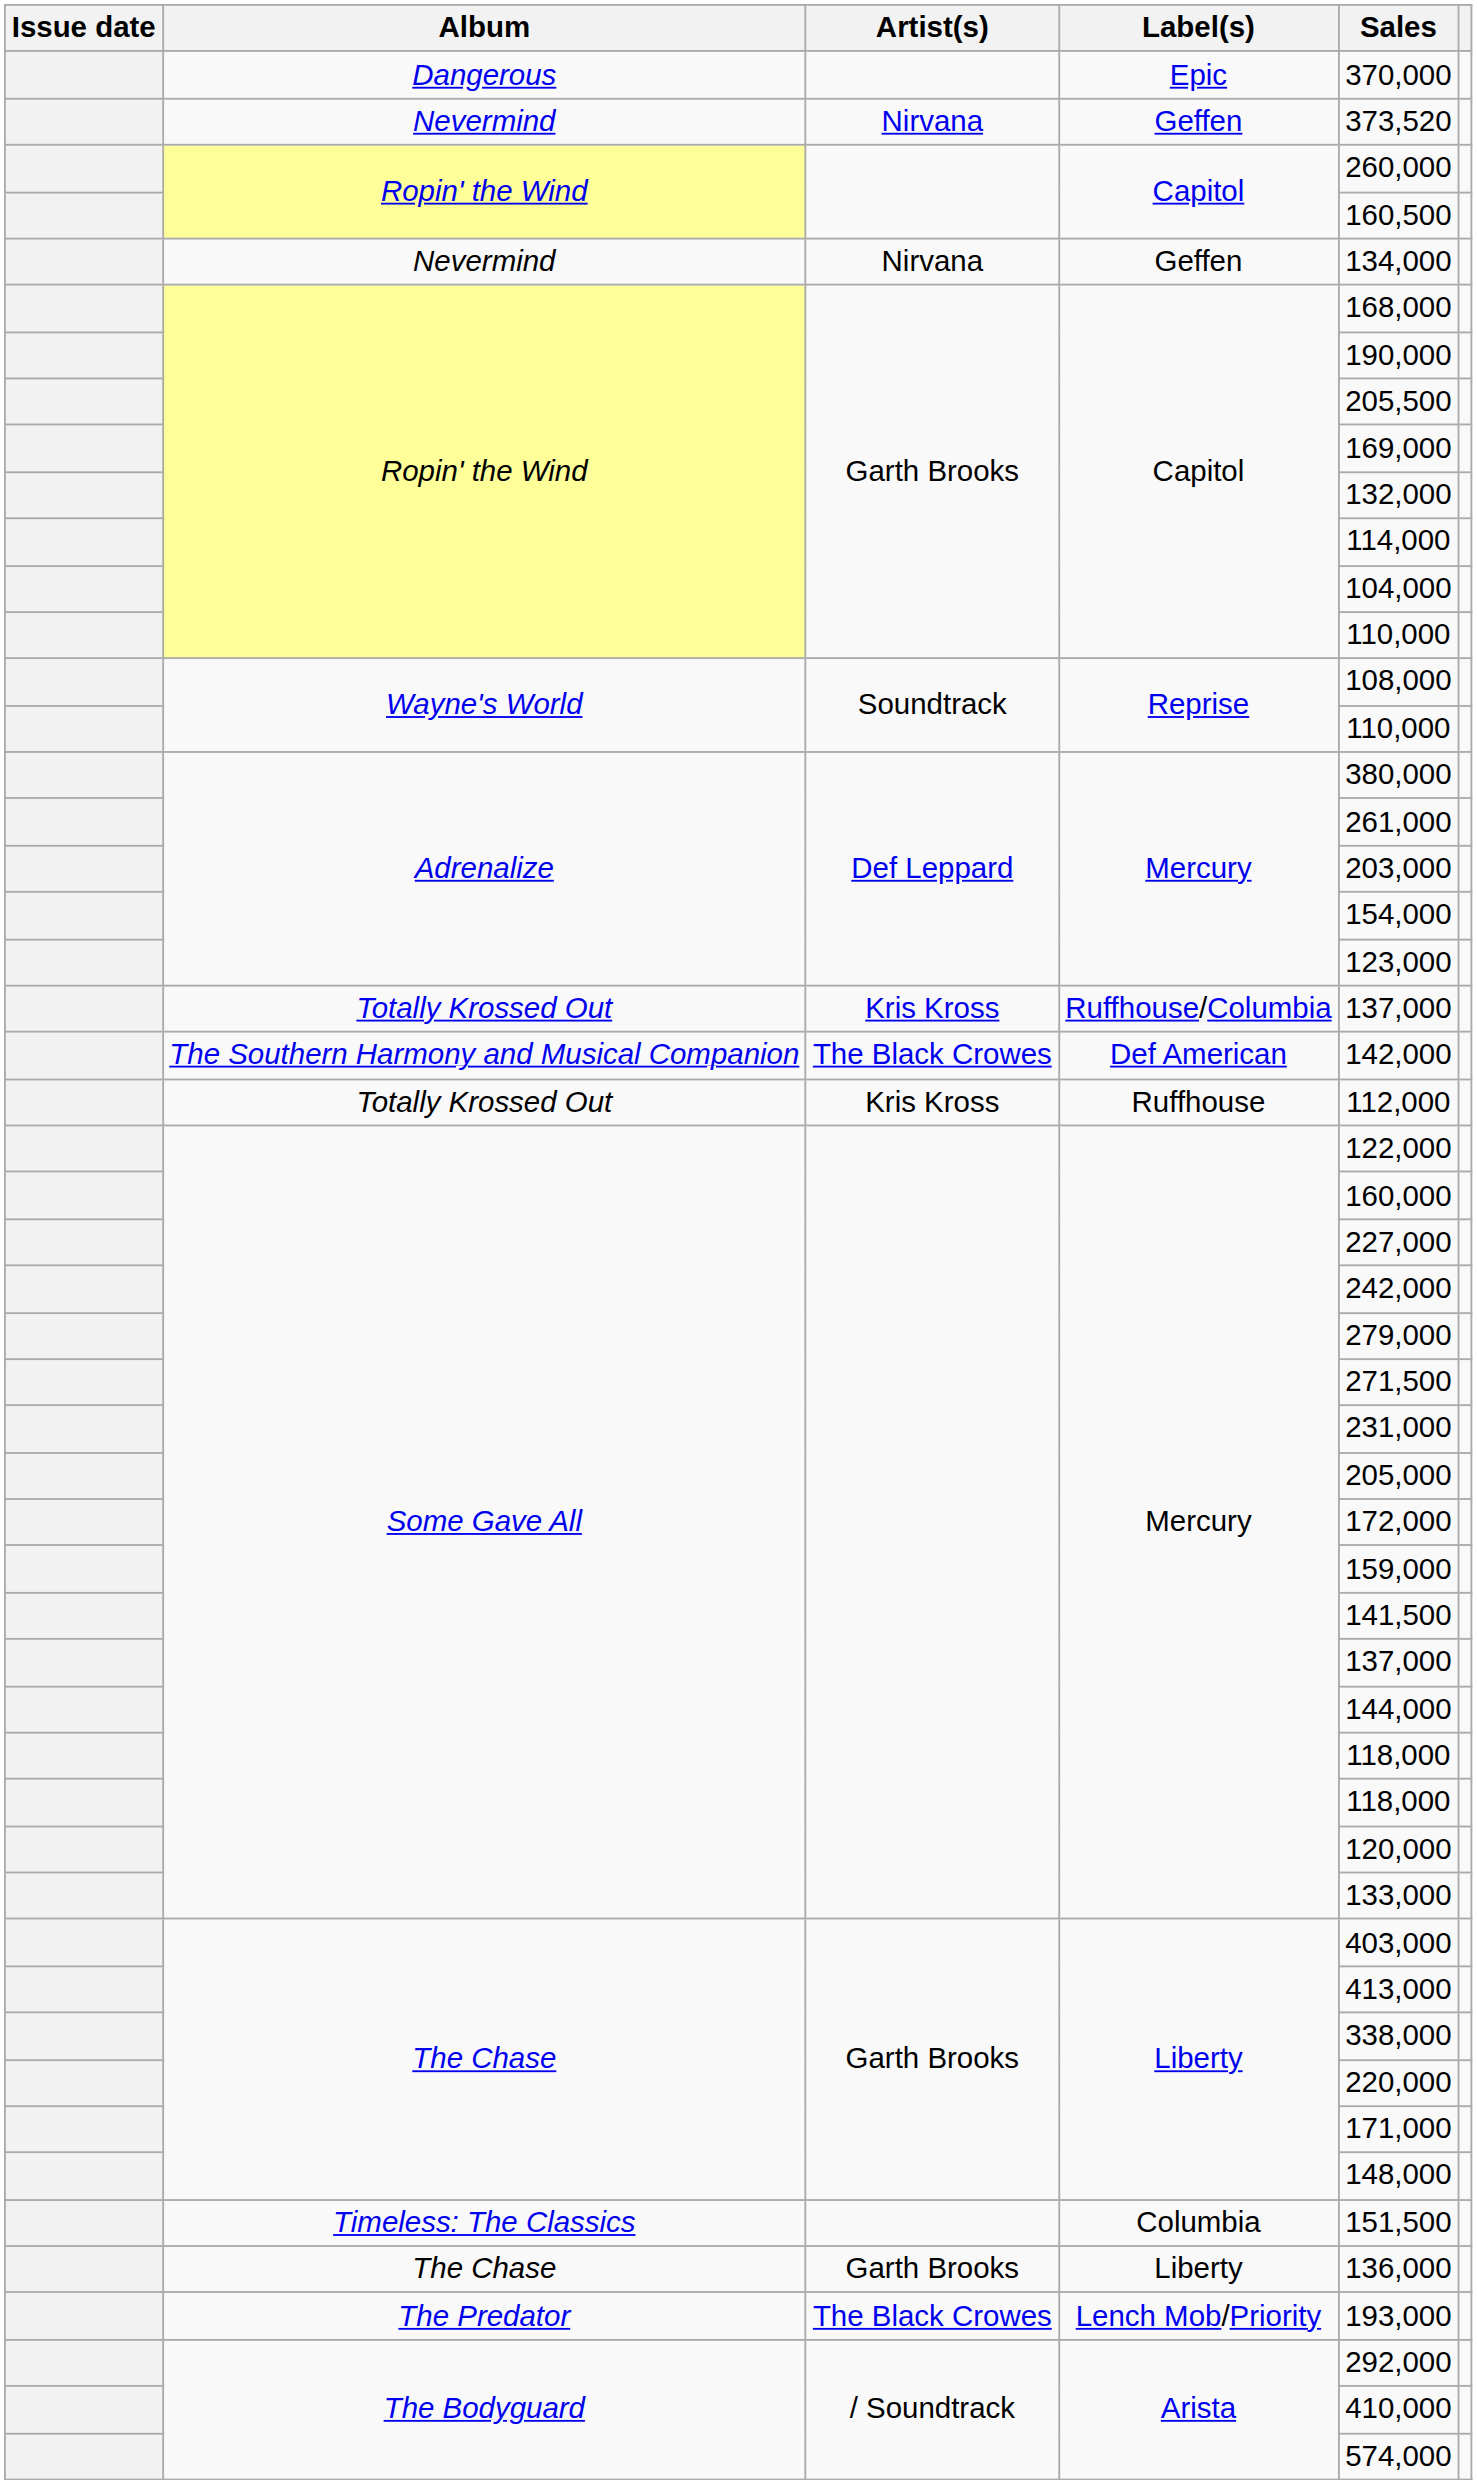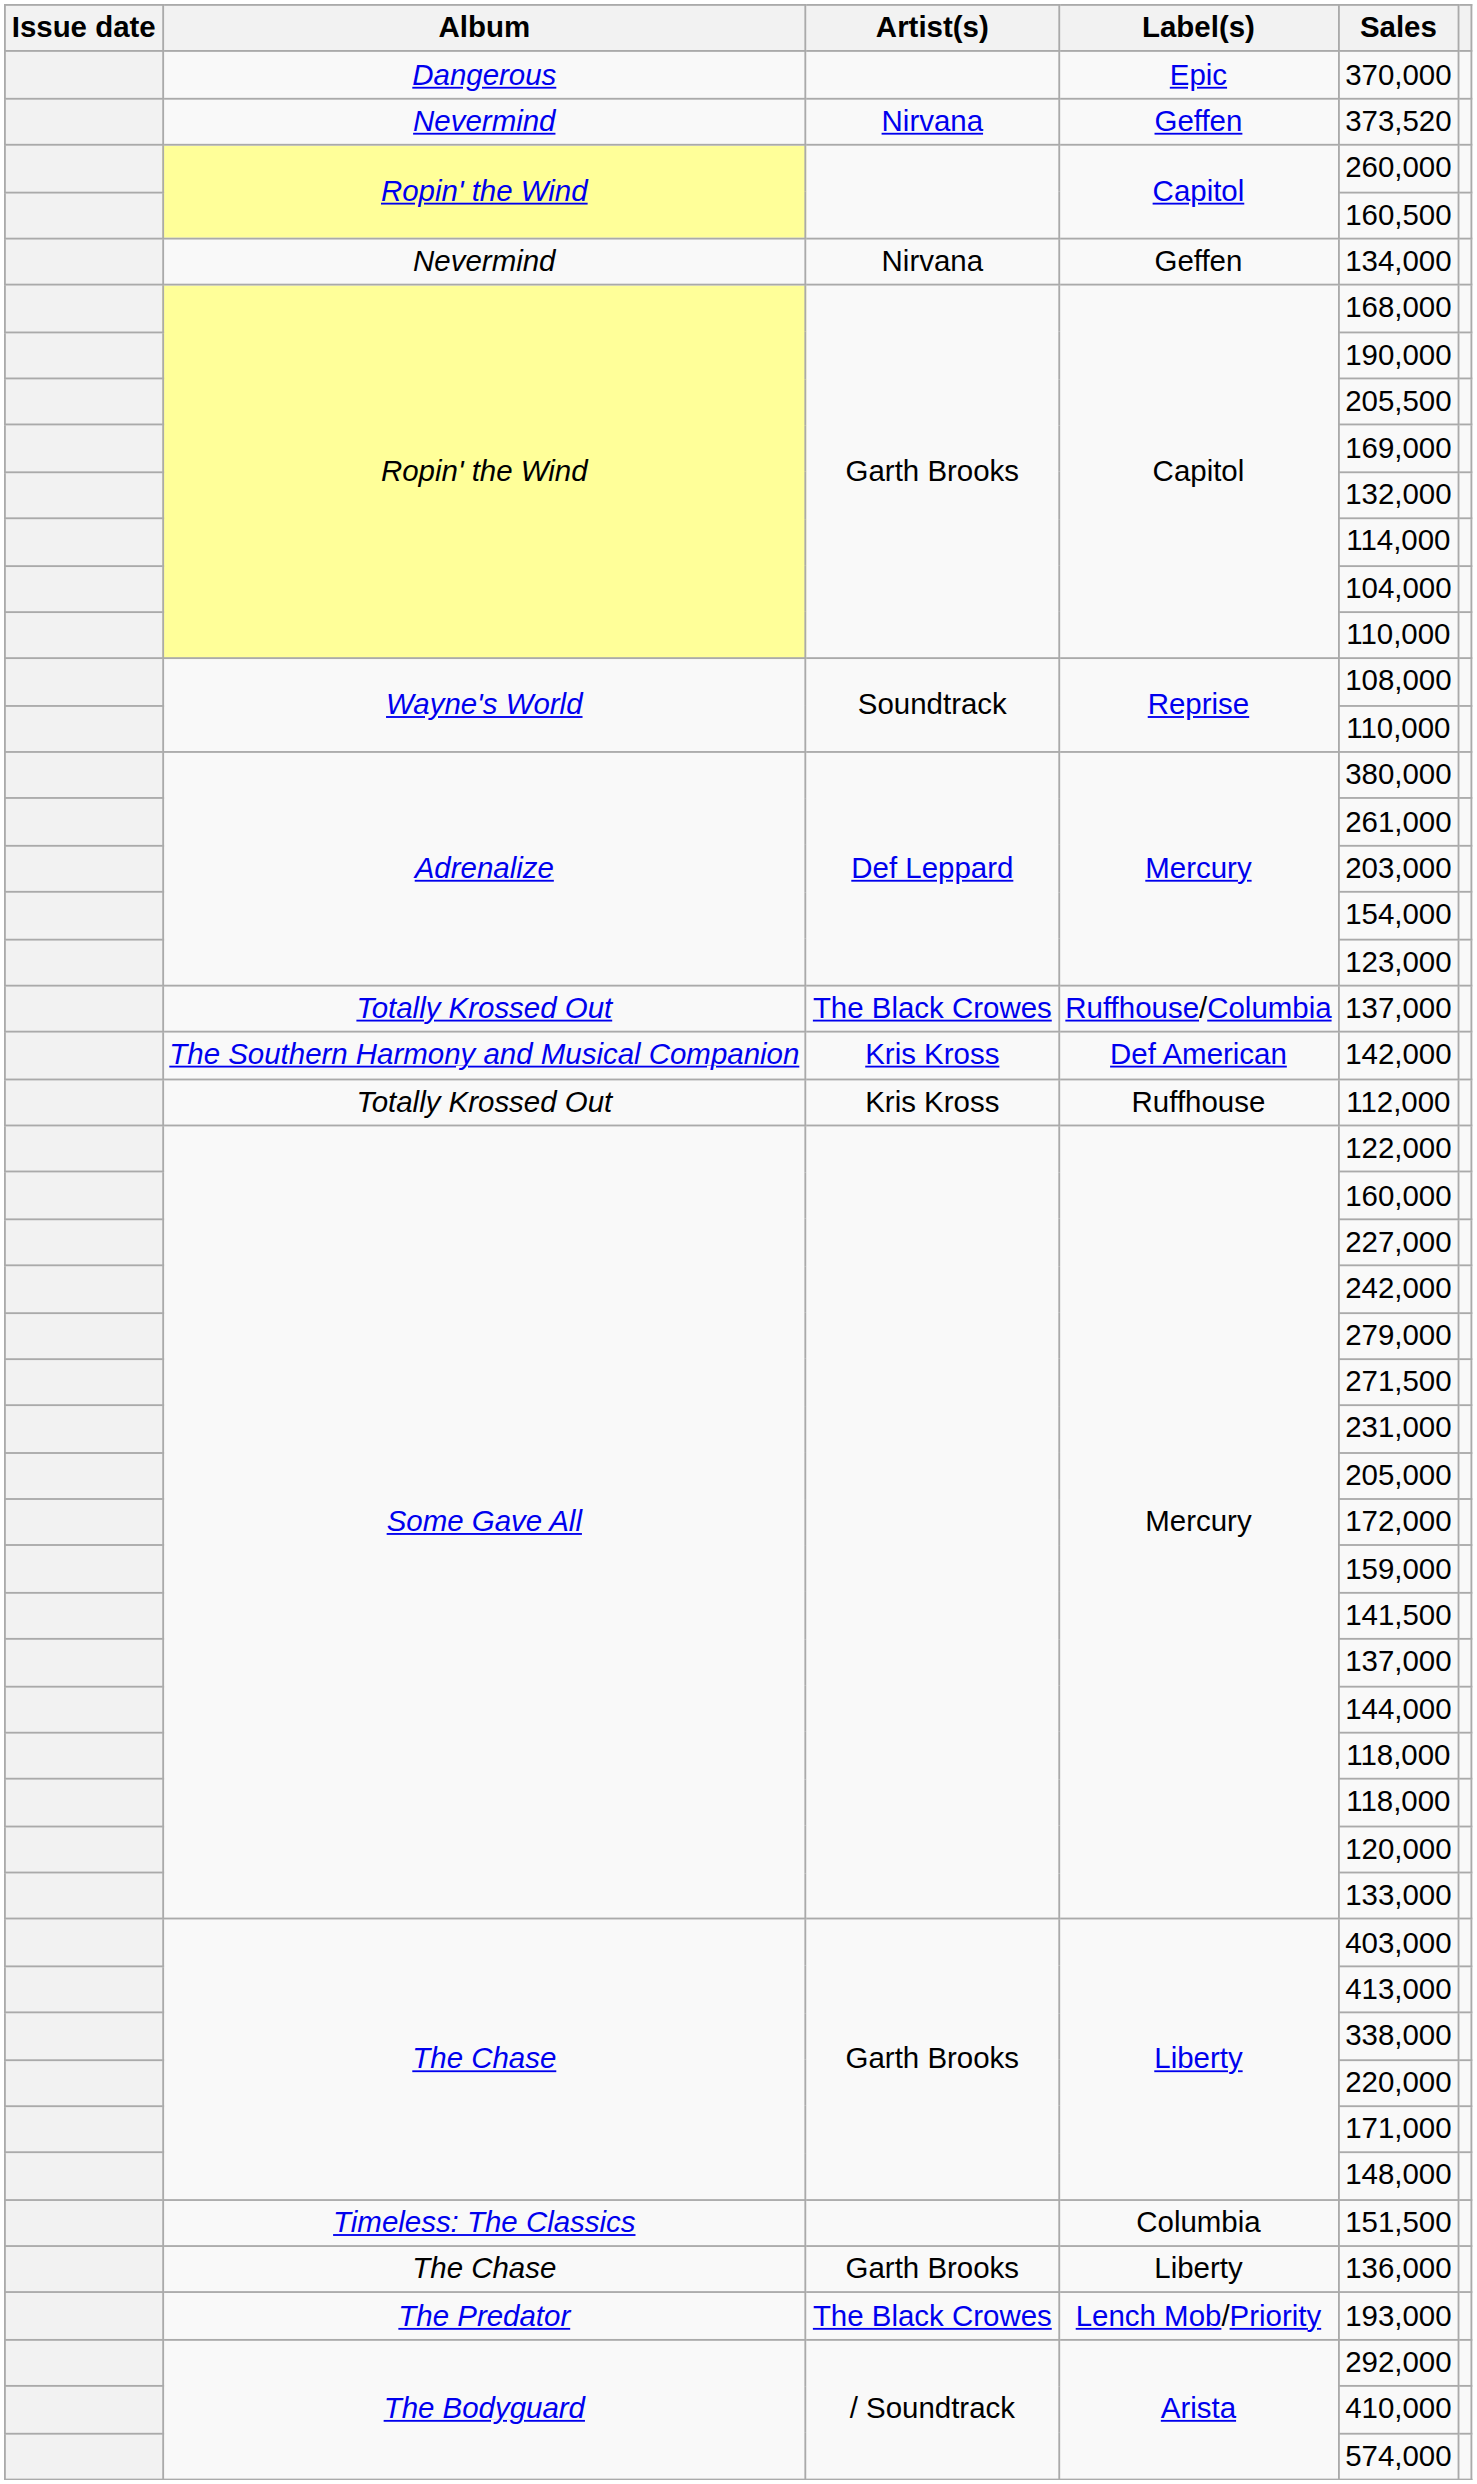(932, 1008) Kris Kross -> (932, 1008) The Black Crowes
(932, 1055) The Black Crowes -> (932, 1055) Kris Kross
